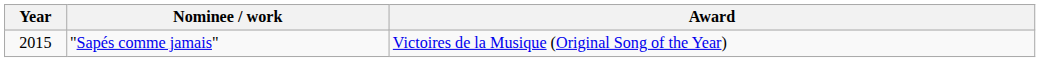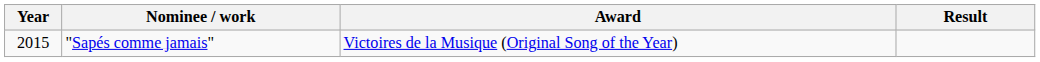+ column: (965, 17)
